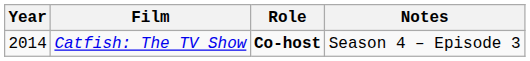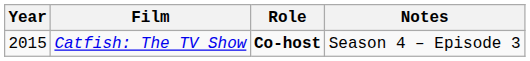(28, 44) 2014 -> (28, 44) 2015
